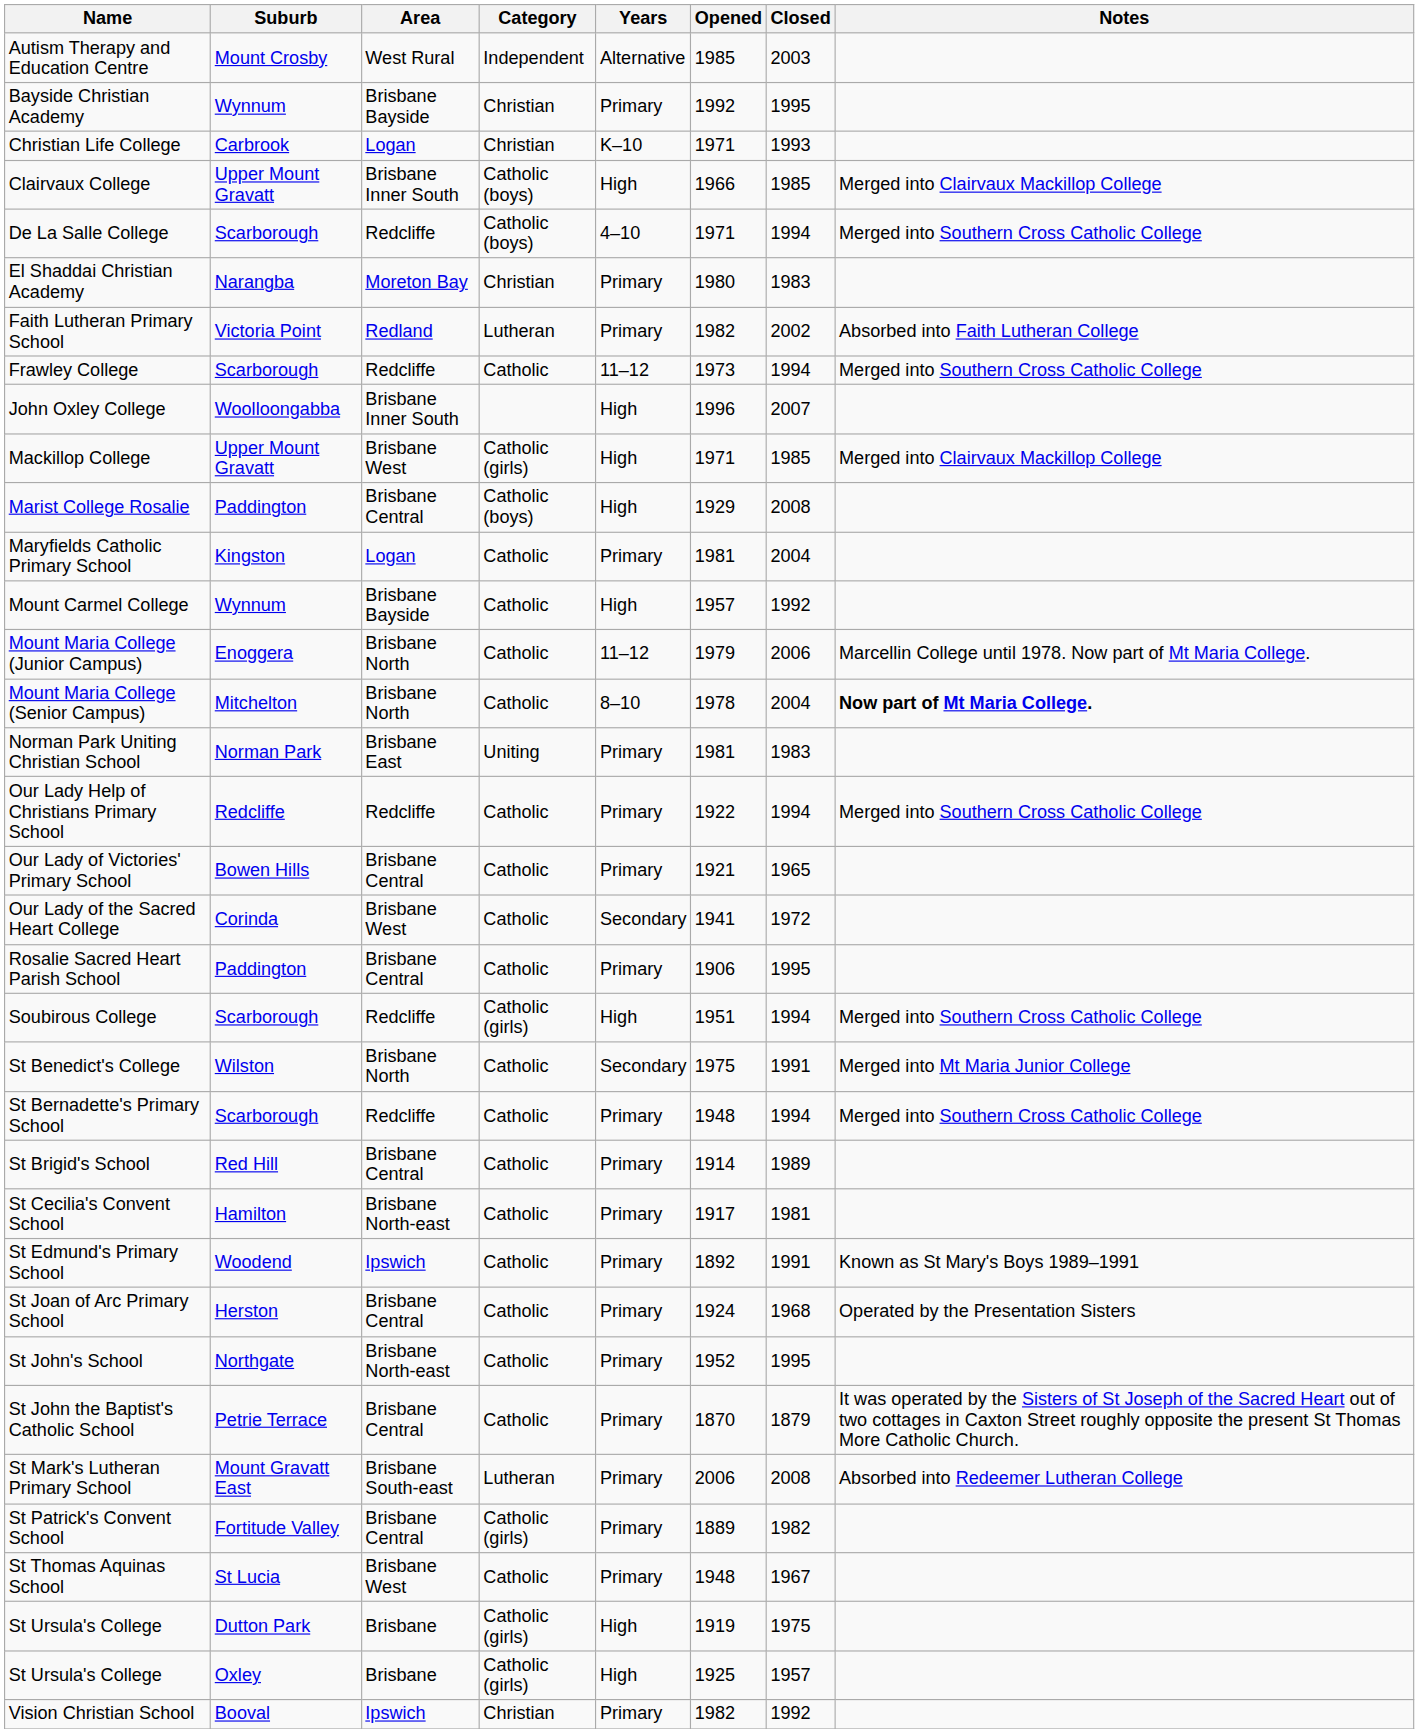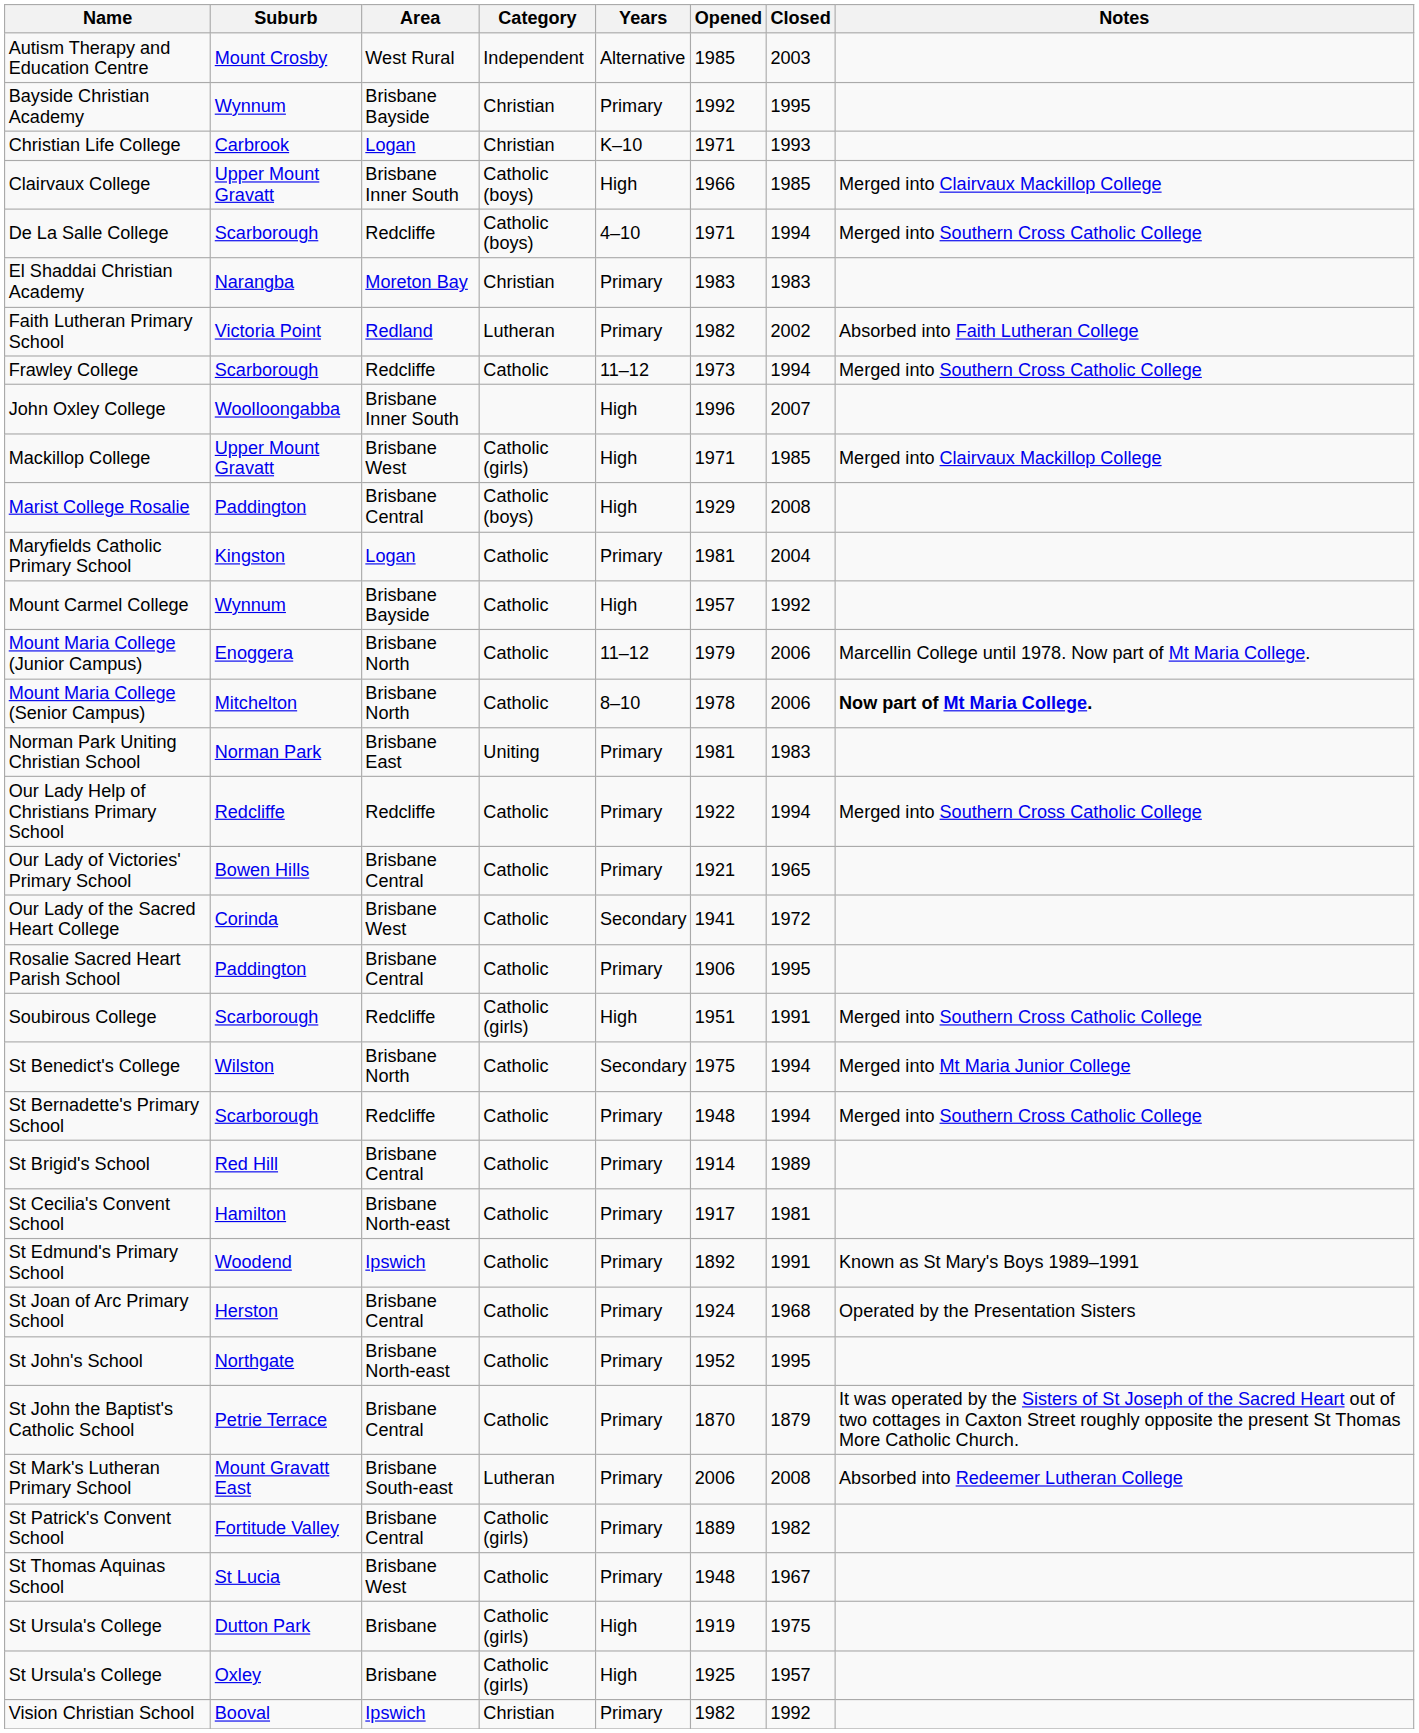(715, 282) 1980 -> (715, 282) 1983
(791, 703) 2004 -> (791, 703) 2006
(791, 1017) 1994 -> (791, 1017) 1991
(791, 1066) 1991 -> (791, 1066) 1994
